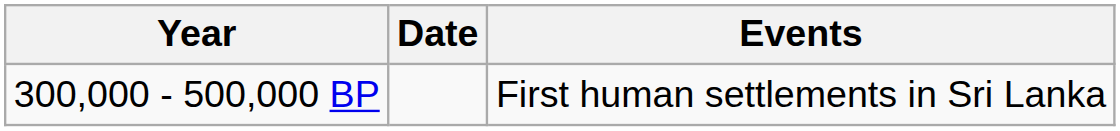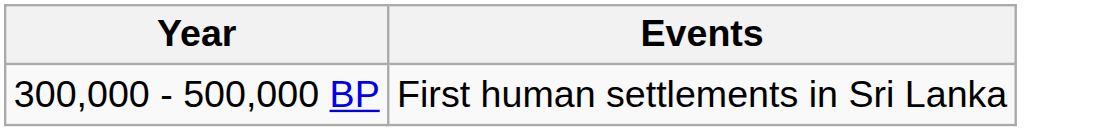- column: (438, 34)
